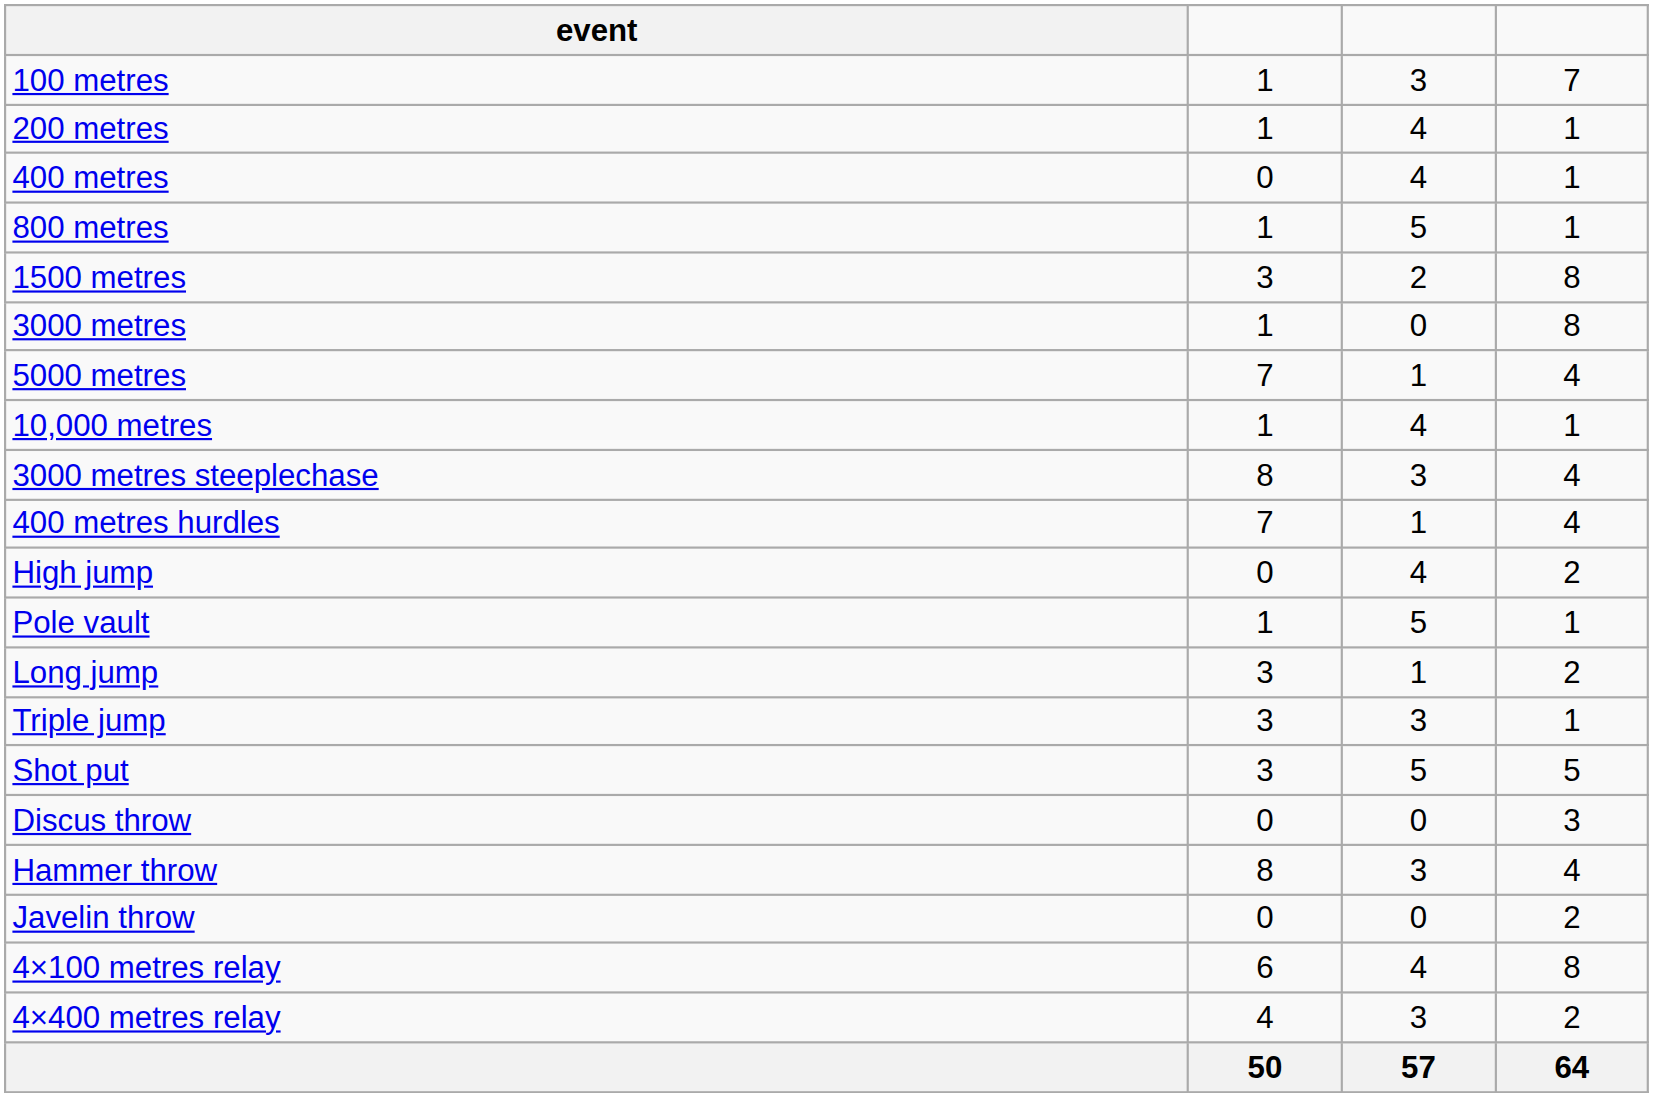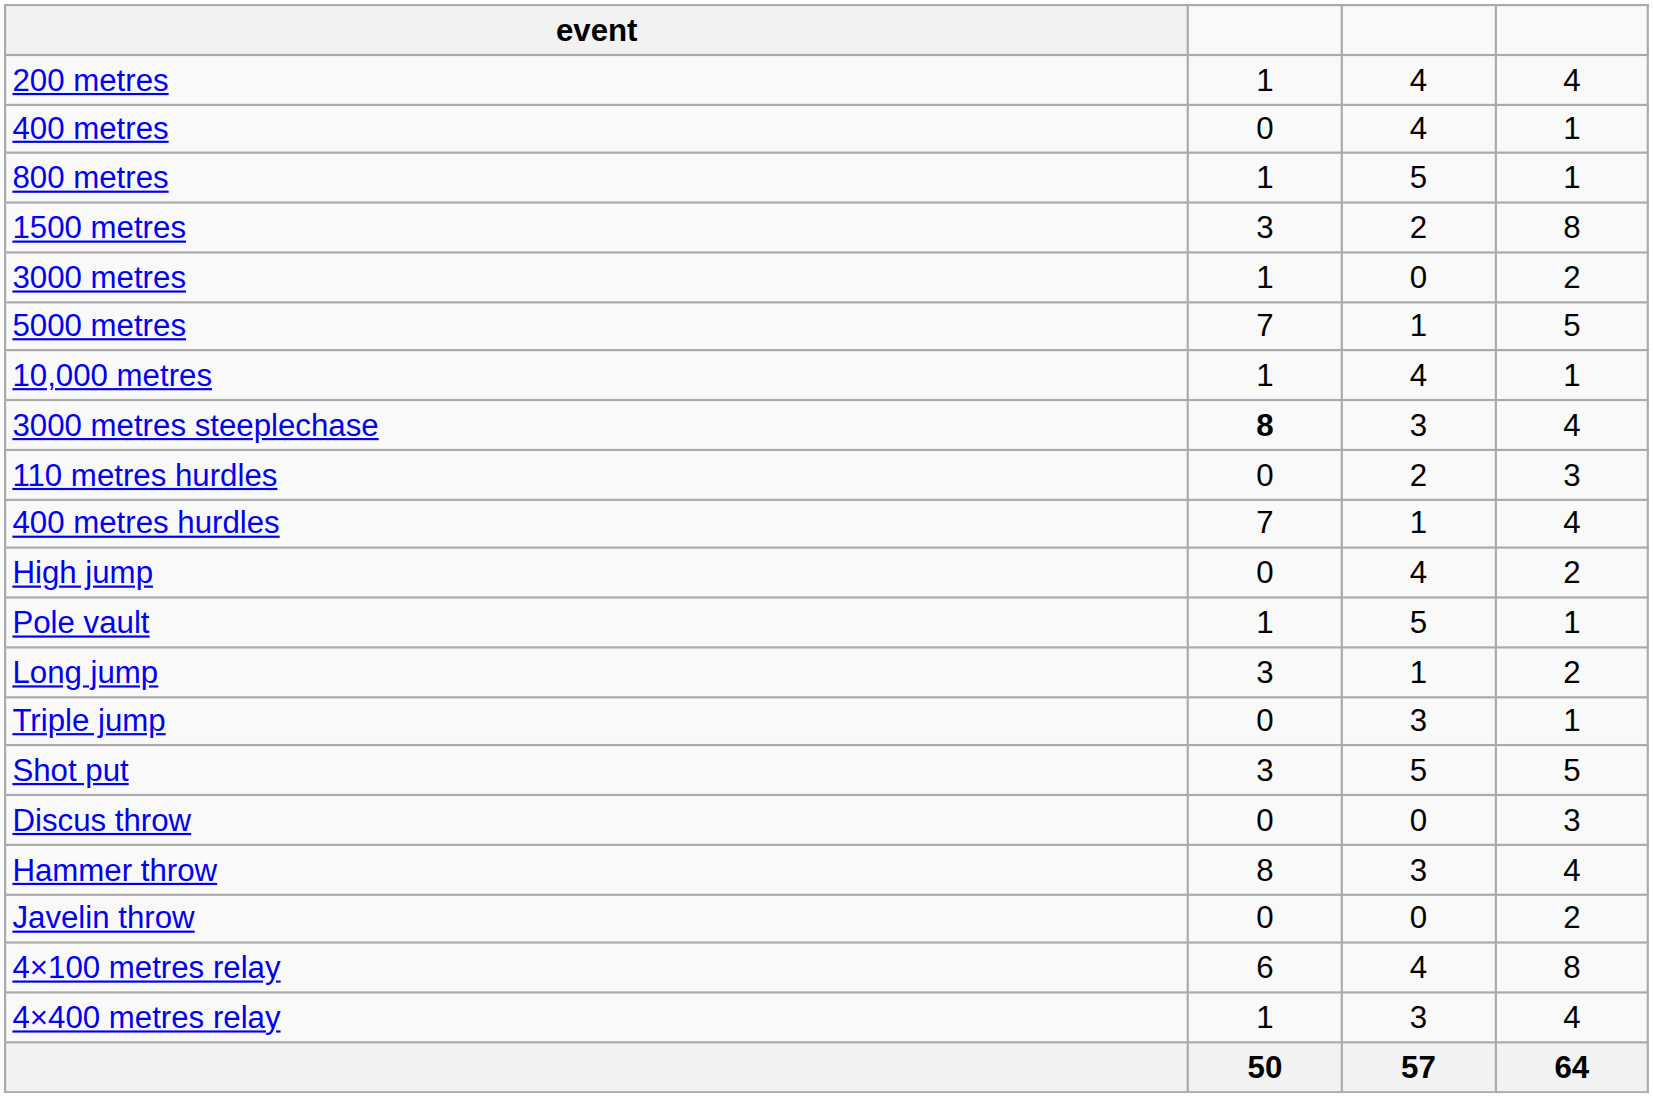- row: (91, 80)
(1572, 129) 1 -> (1572, 80) 4
(1572, 326) 8 -> (1572, 277) 2
(1572, 376) 4 -> (1572, 326) 5
(1265, 474) normal -> (1265, 425) bold
+ row: (145, 474)
(1265, 721) 3 -> (1265, 721) 0
(1265, 1018) 4 -> (1265, 1018) 1
(1572, 1018) 2 -> (1572, 1018) 4
